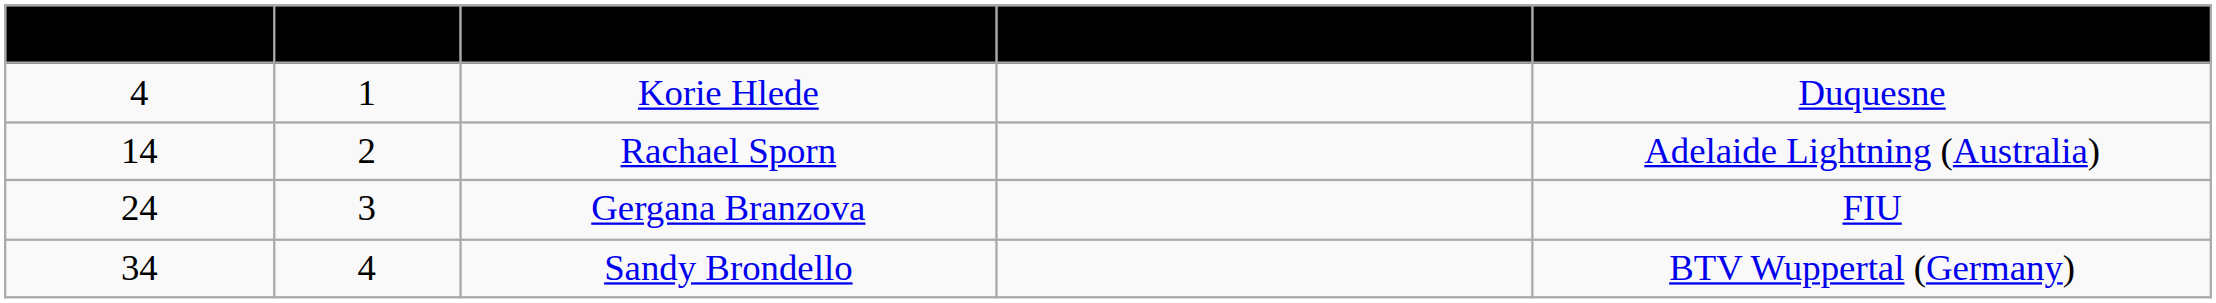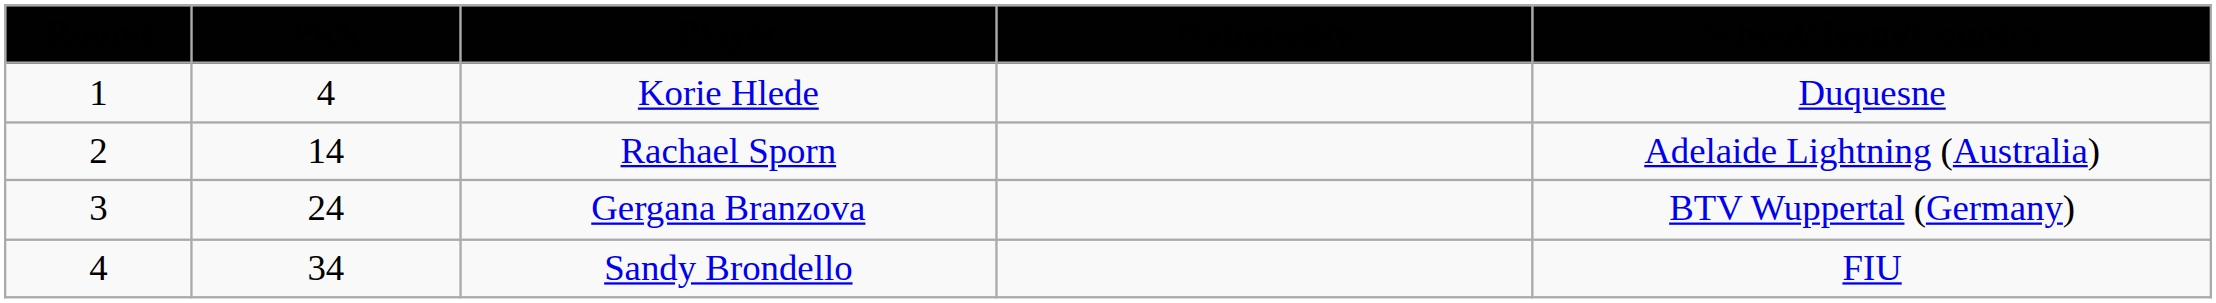columns swapped: (367, 33) <-> (139, 33)
(1872, 208) FIU -> (1872, 208) BTV Wuppertal (Germany)
(1872, 267) BTV Wuppertal (Germany) -> (1872, 267) FIU
